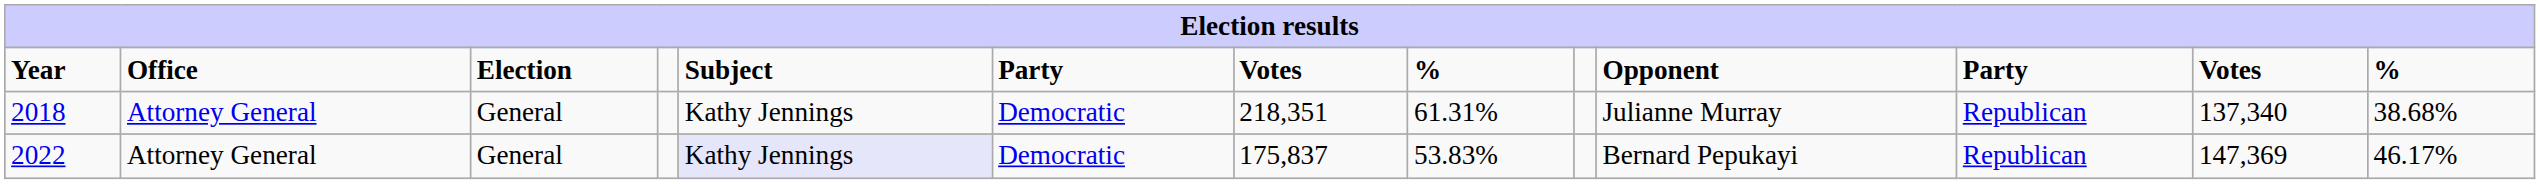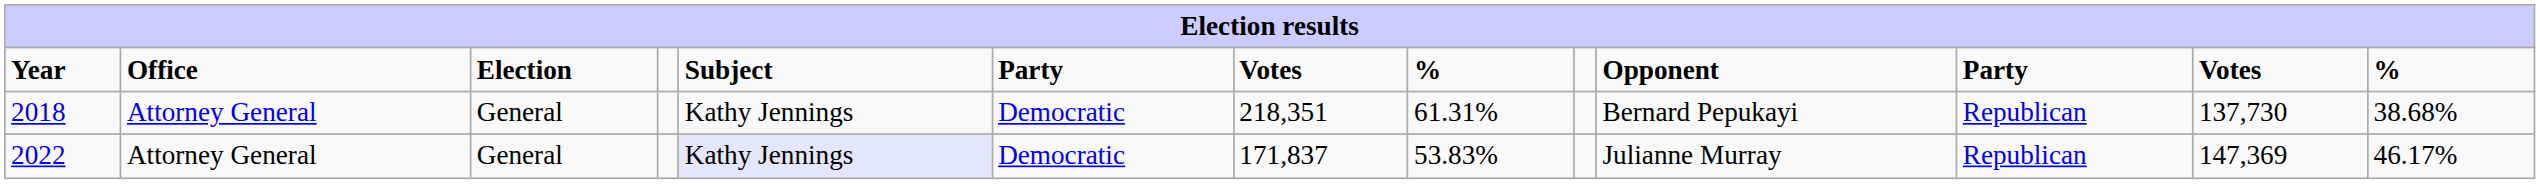(1692, 112) Julianne Murray -> (1700, 112) Bernard Pepukayi
(2243, 112) 137,340 -> (2243, 112) 137,730
(1284, 155) 175,837 -> (1284, 155) 171,837
(1700, 155) Bernard Pepukayi -> (1692, 155) Julianne Murray
